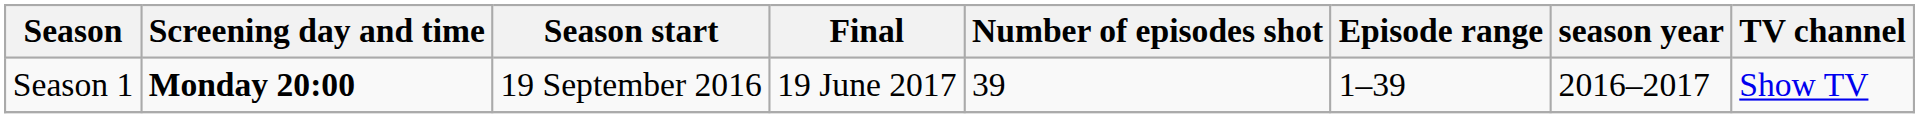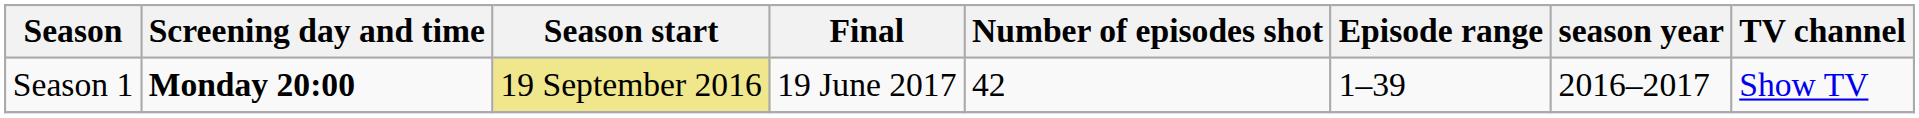(631, 84) no background -> (631, 84) khaki background
(989, 84) 39 -> (989, 84) 42
